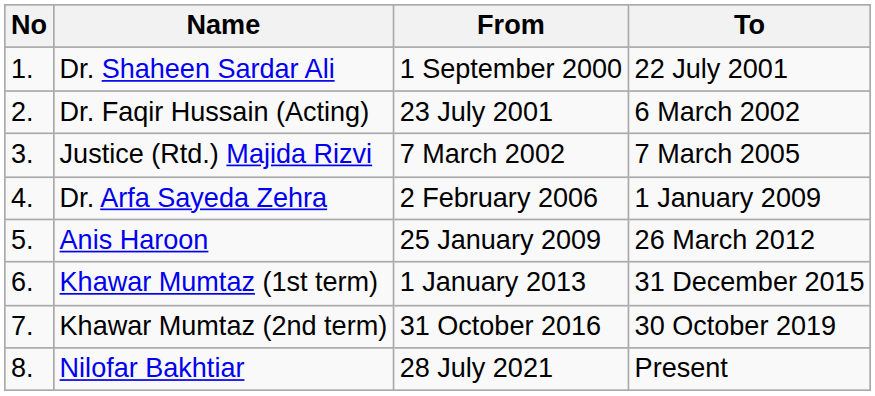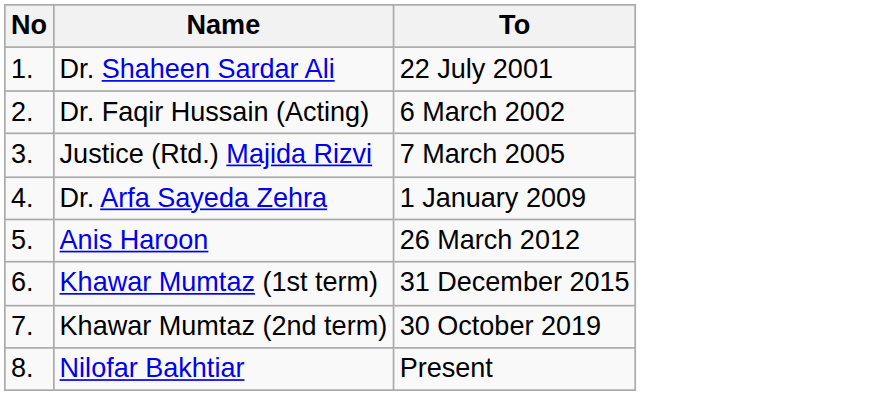- column: (511, 25)
